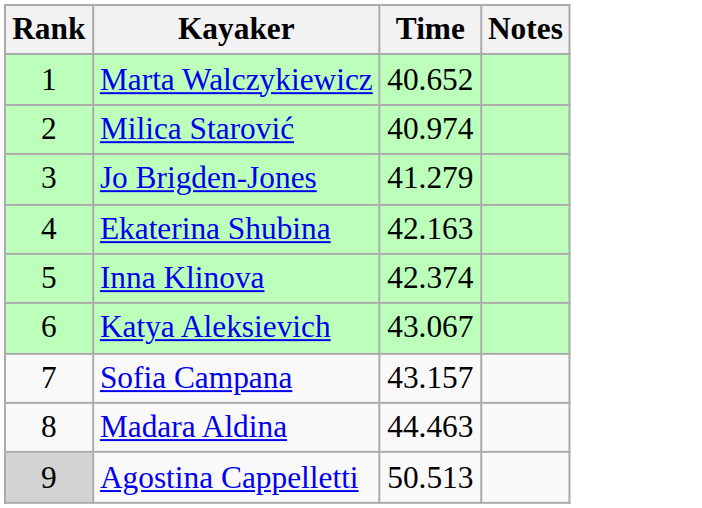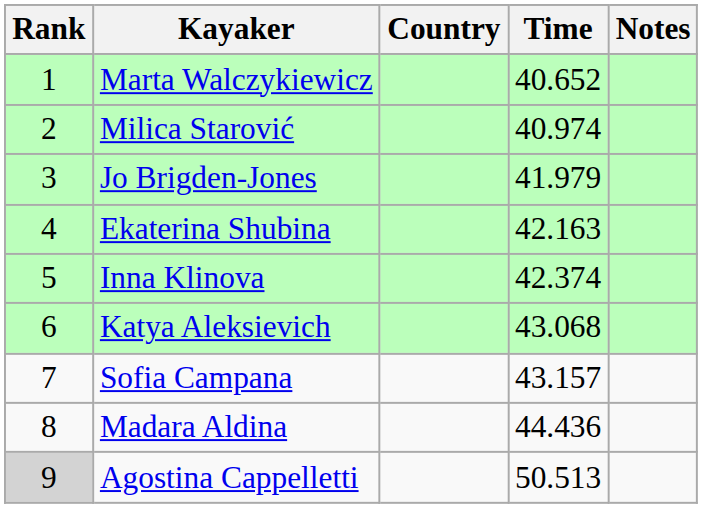+ column: (444, 29)
(430, 178) 41.279 -> (558, 178) 41.979
(430, 327) 43.067 -> (558, 327) 43.068
(430, 427) 44.463 -> (558, 427) 44.436
